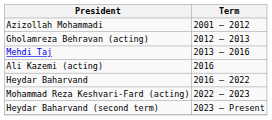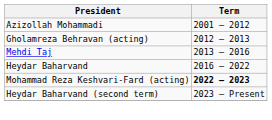- row: (55, 66)
(221, 94) normal -> (221, 80) bold
